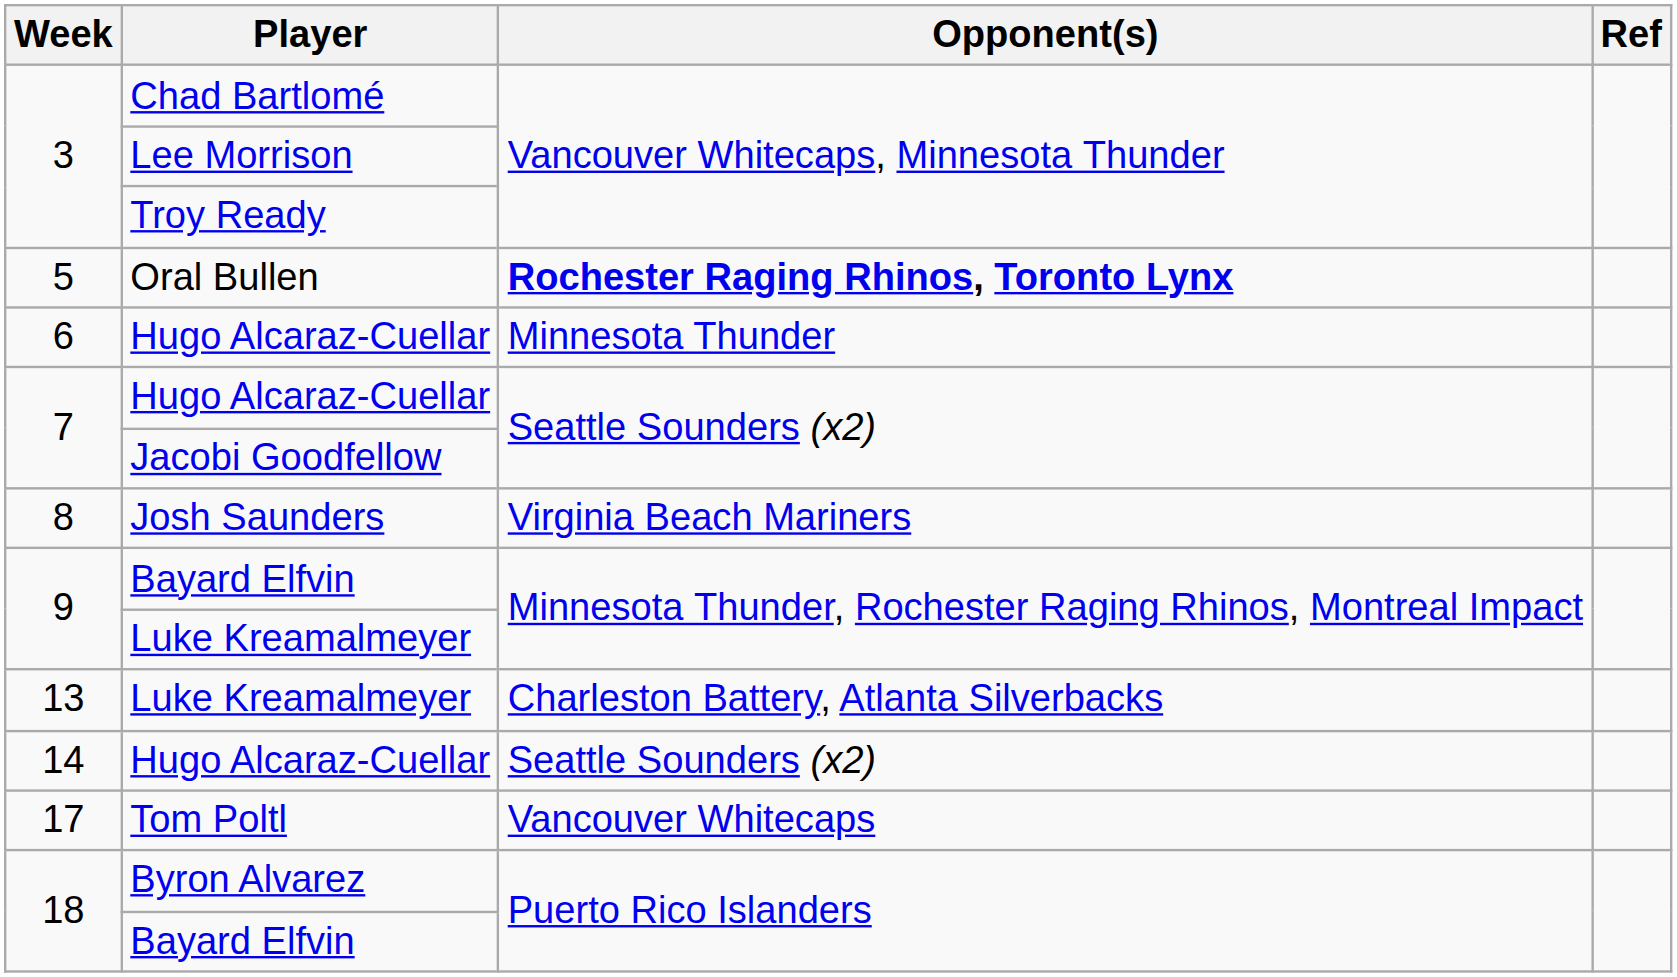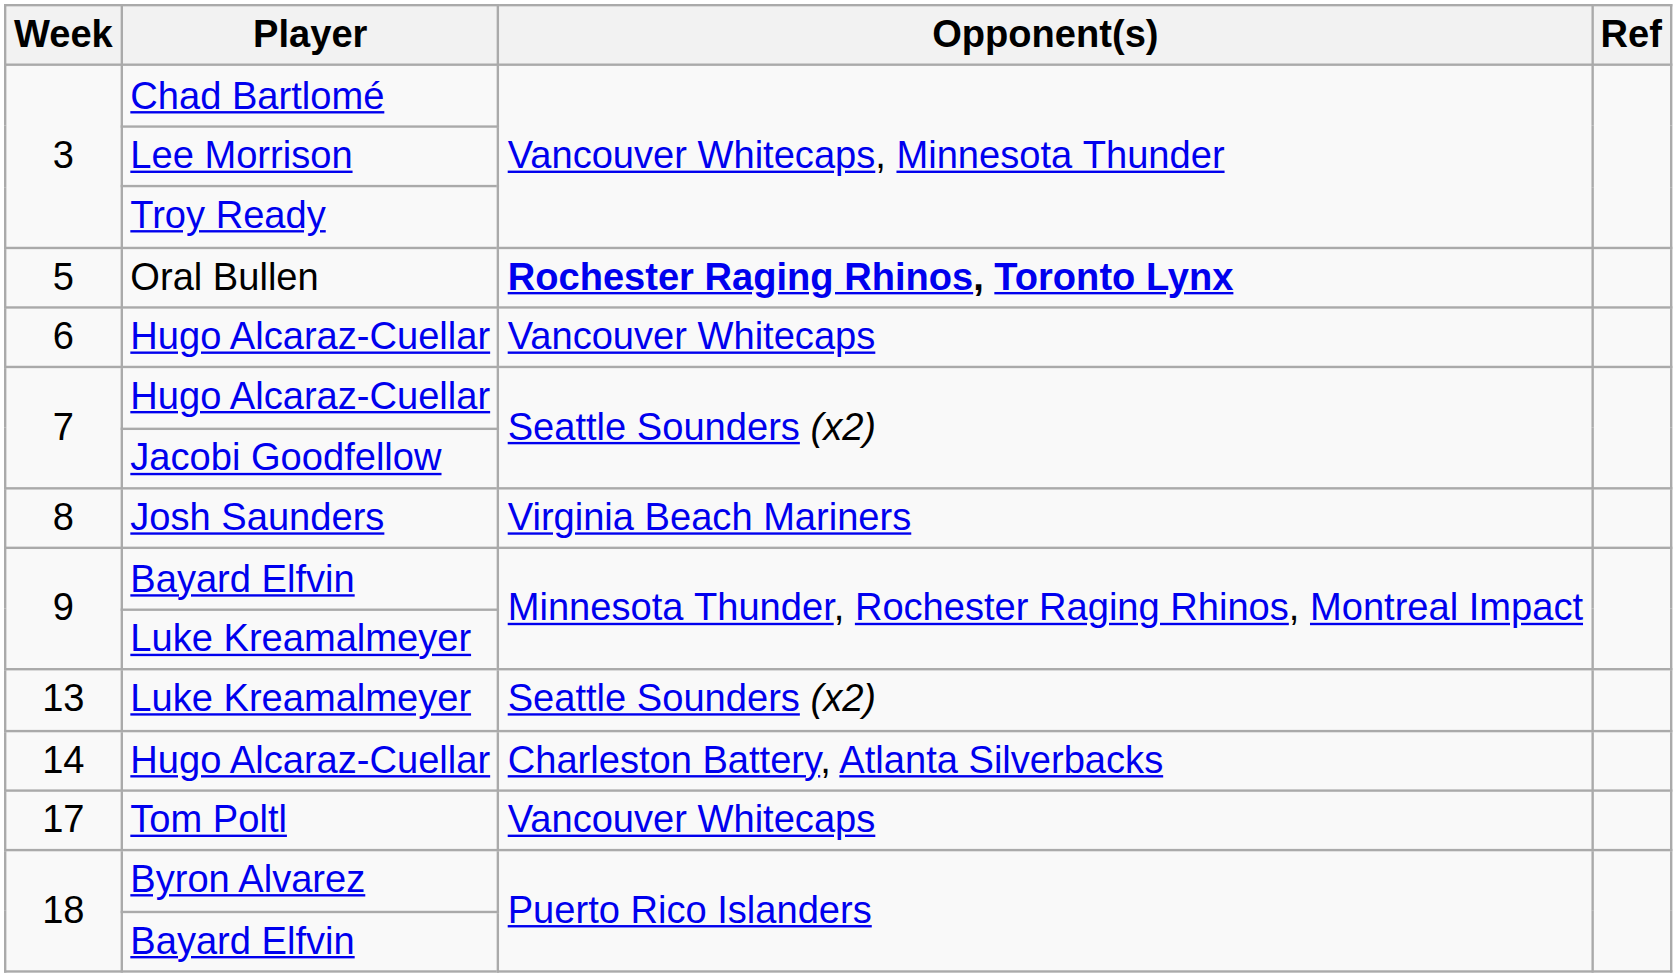(671, 336) Minnesota Thunder -> (692, 336) Vancouver Whitecaps
(835, 699) Charleston Battery, Atlanta Silverbacks -> (692, 699) Seattle Sounders (x2)
(692, 759) Seattle Sounders (x2) -> (835, 759) Charleston Battery, Atlanta Silverbacks
